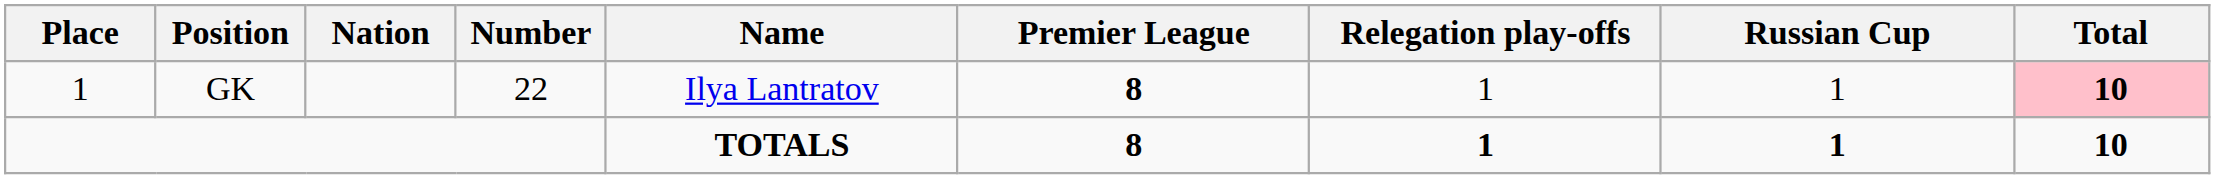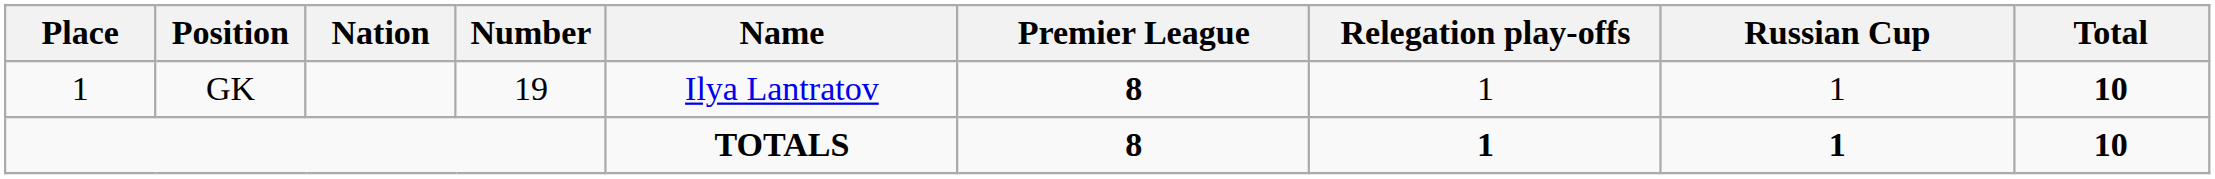(531, 88) 22 -> (531, 88) 19
(2111, 88) pink background -> (2111, 88) no background
